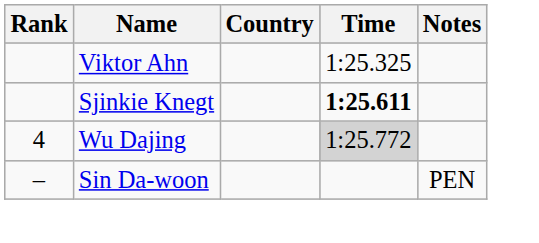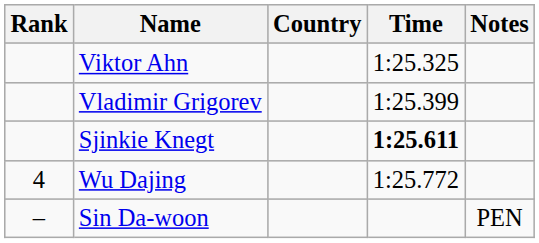+ row: (170, 101)
(368, 140) lightgrey background -> (416, 179) no background
